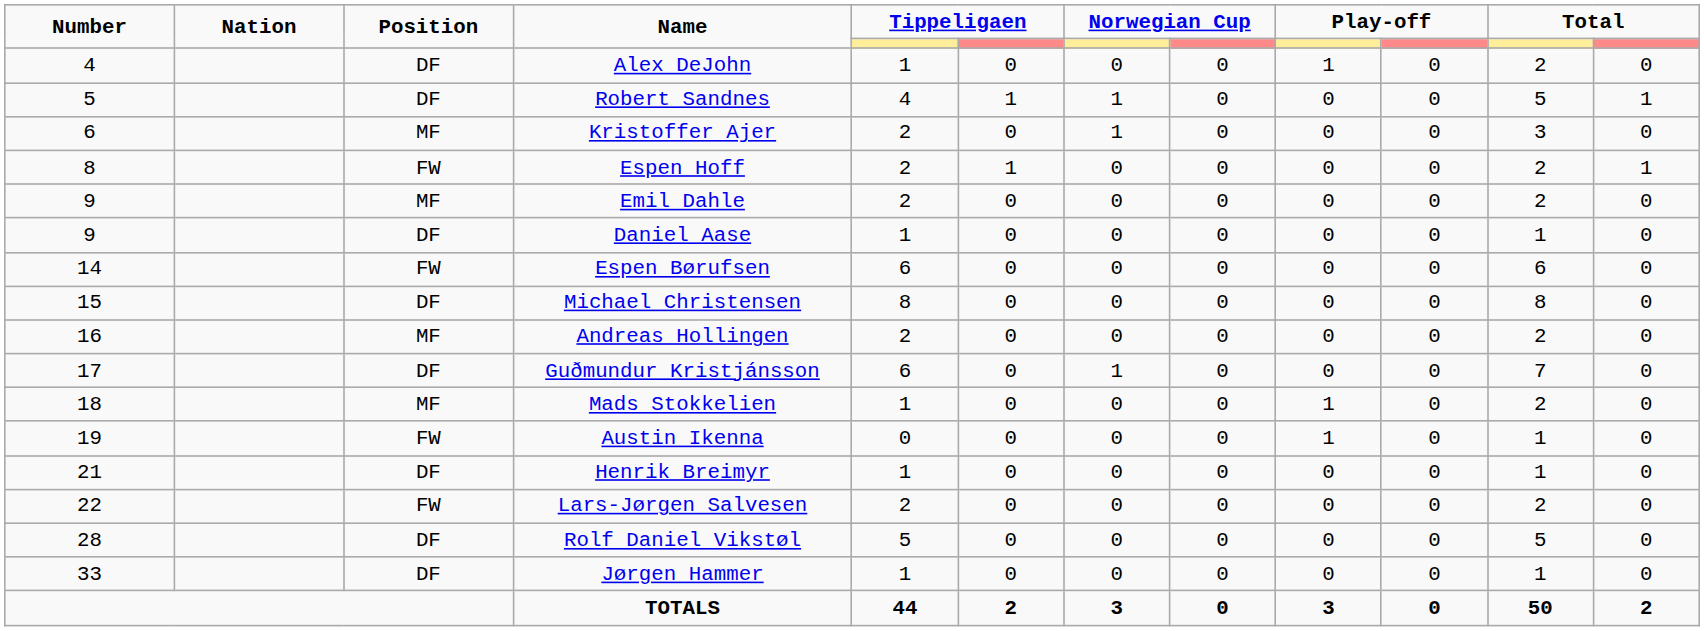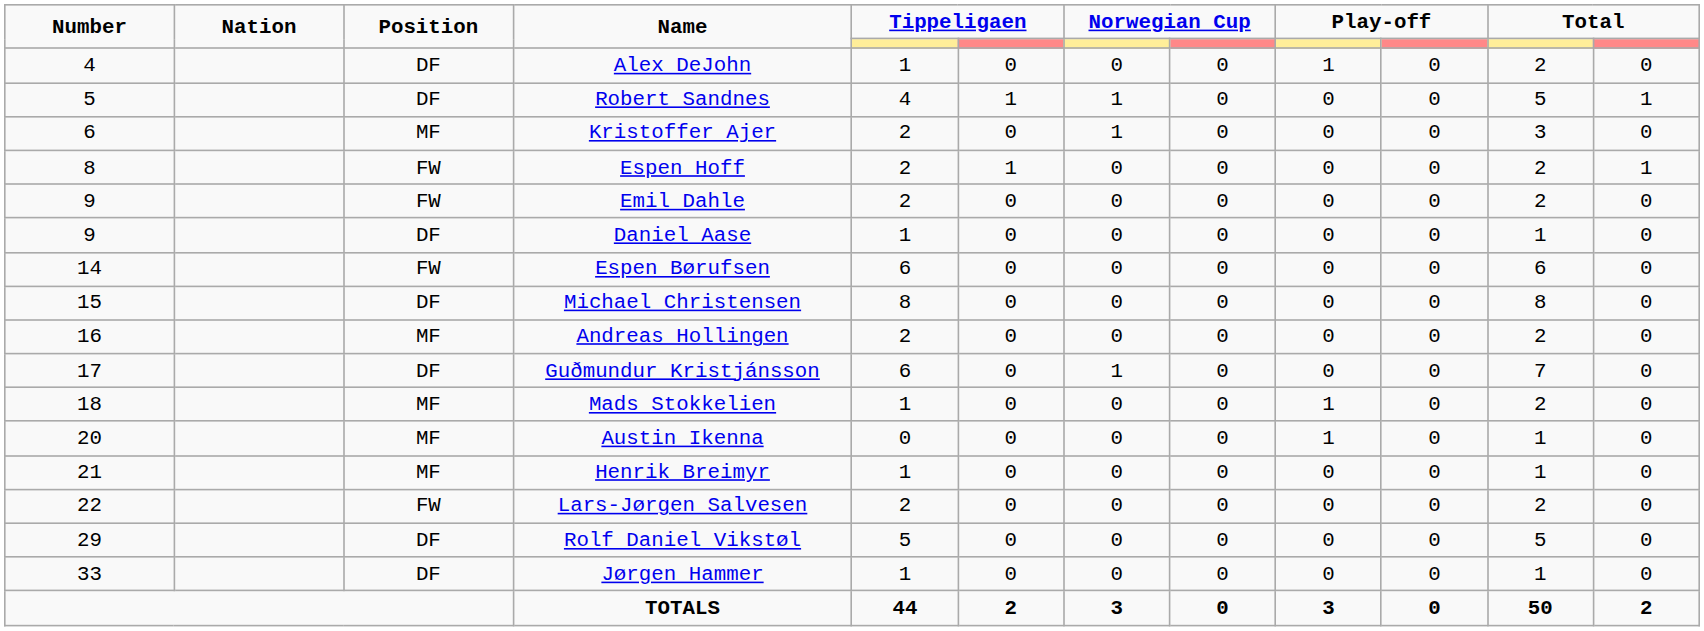(428, 201) MF -> (428, 201) FW
(90, 438) 19 -> (90, 438) 20
(428, 438) FW -> (428, 438) MF
(428, 472) DF -> (428, 472) MF
(90, 540) 28 -> (90, 540) 29
